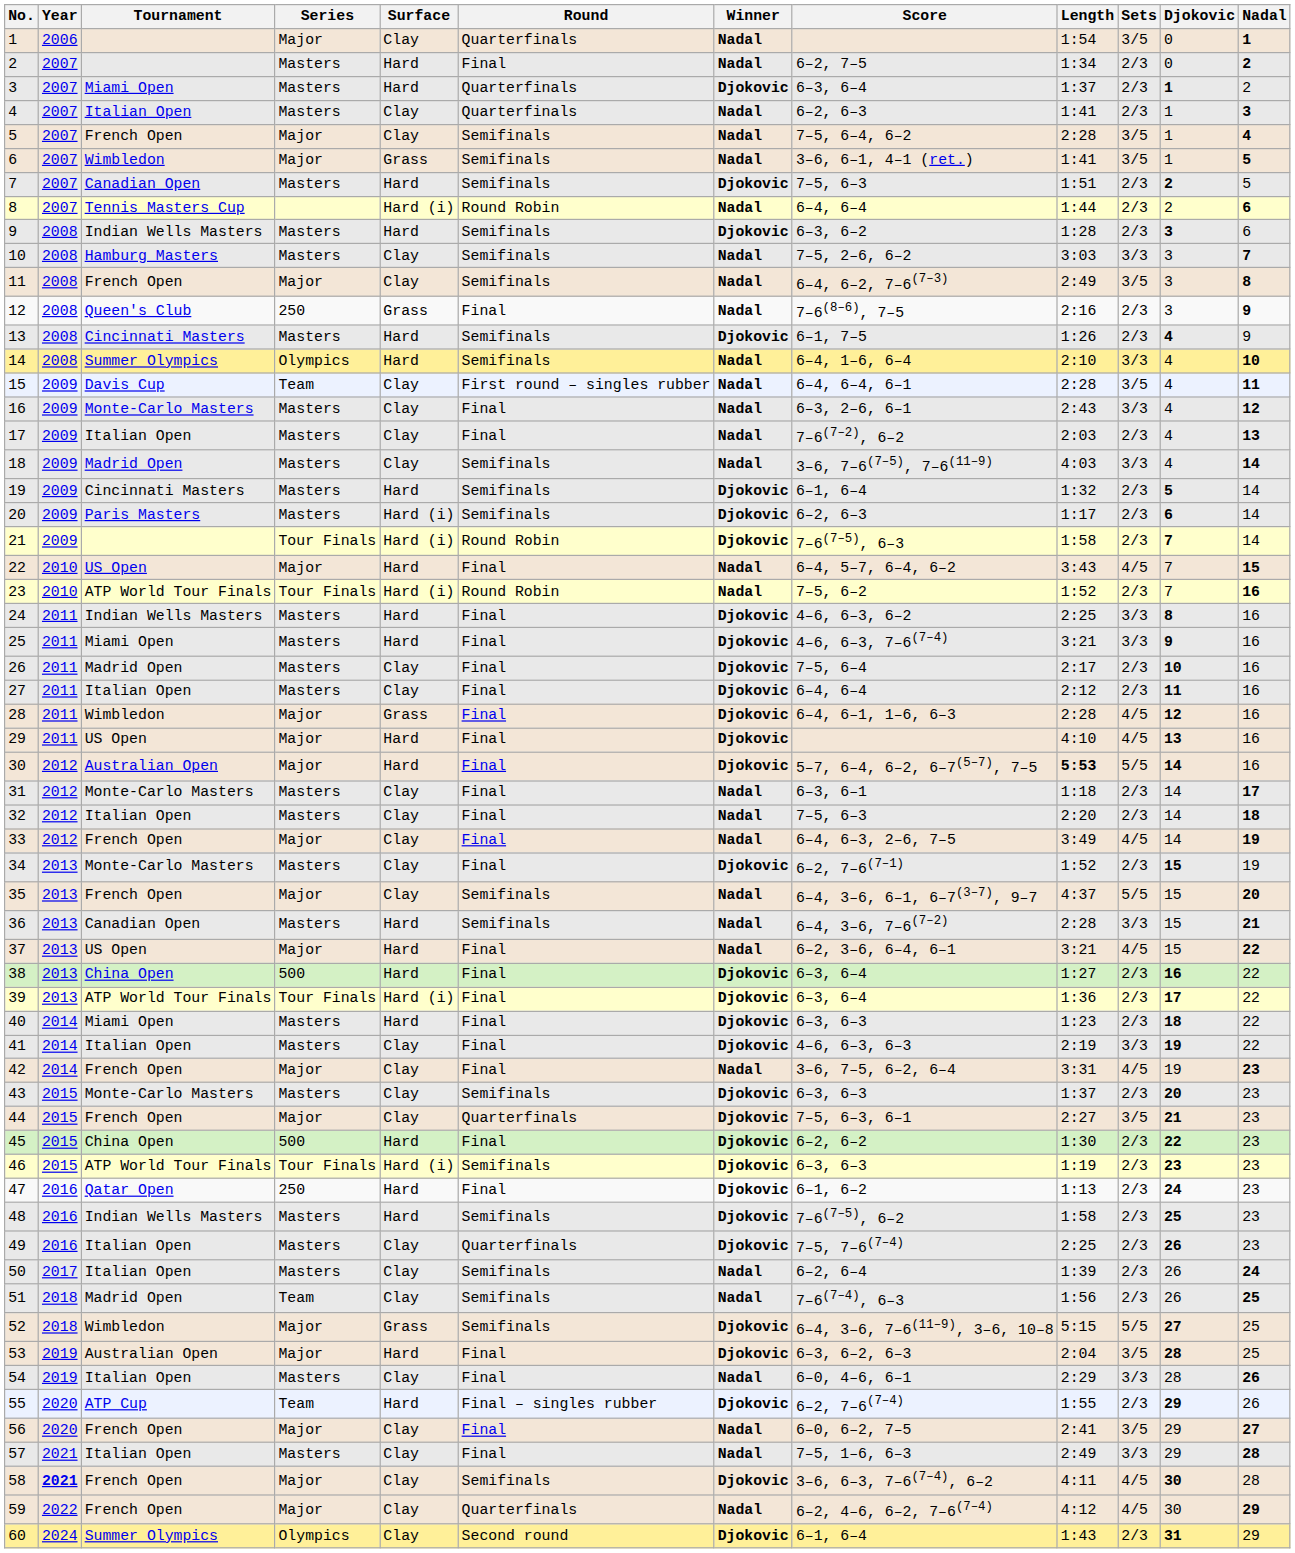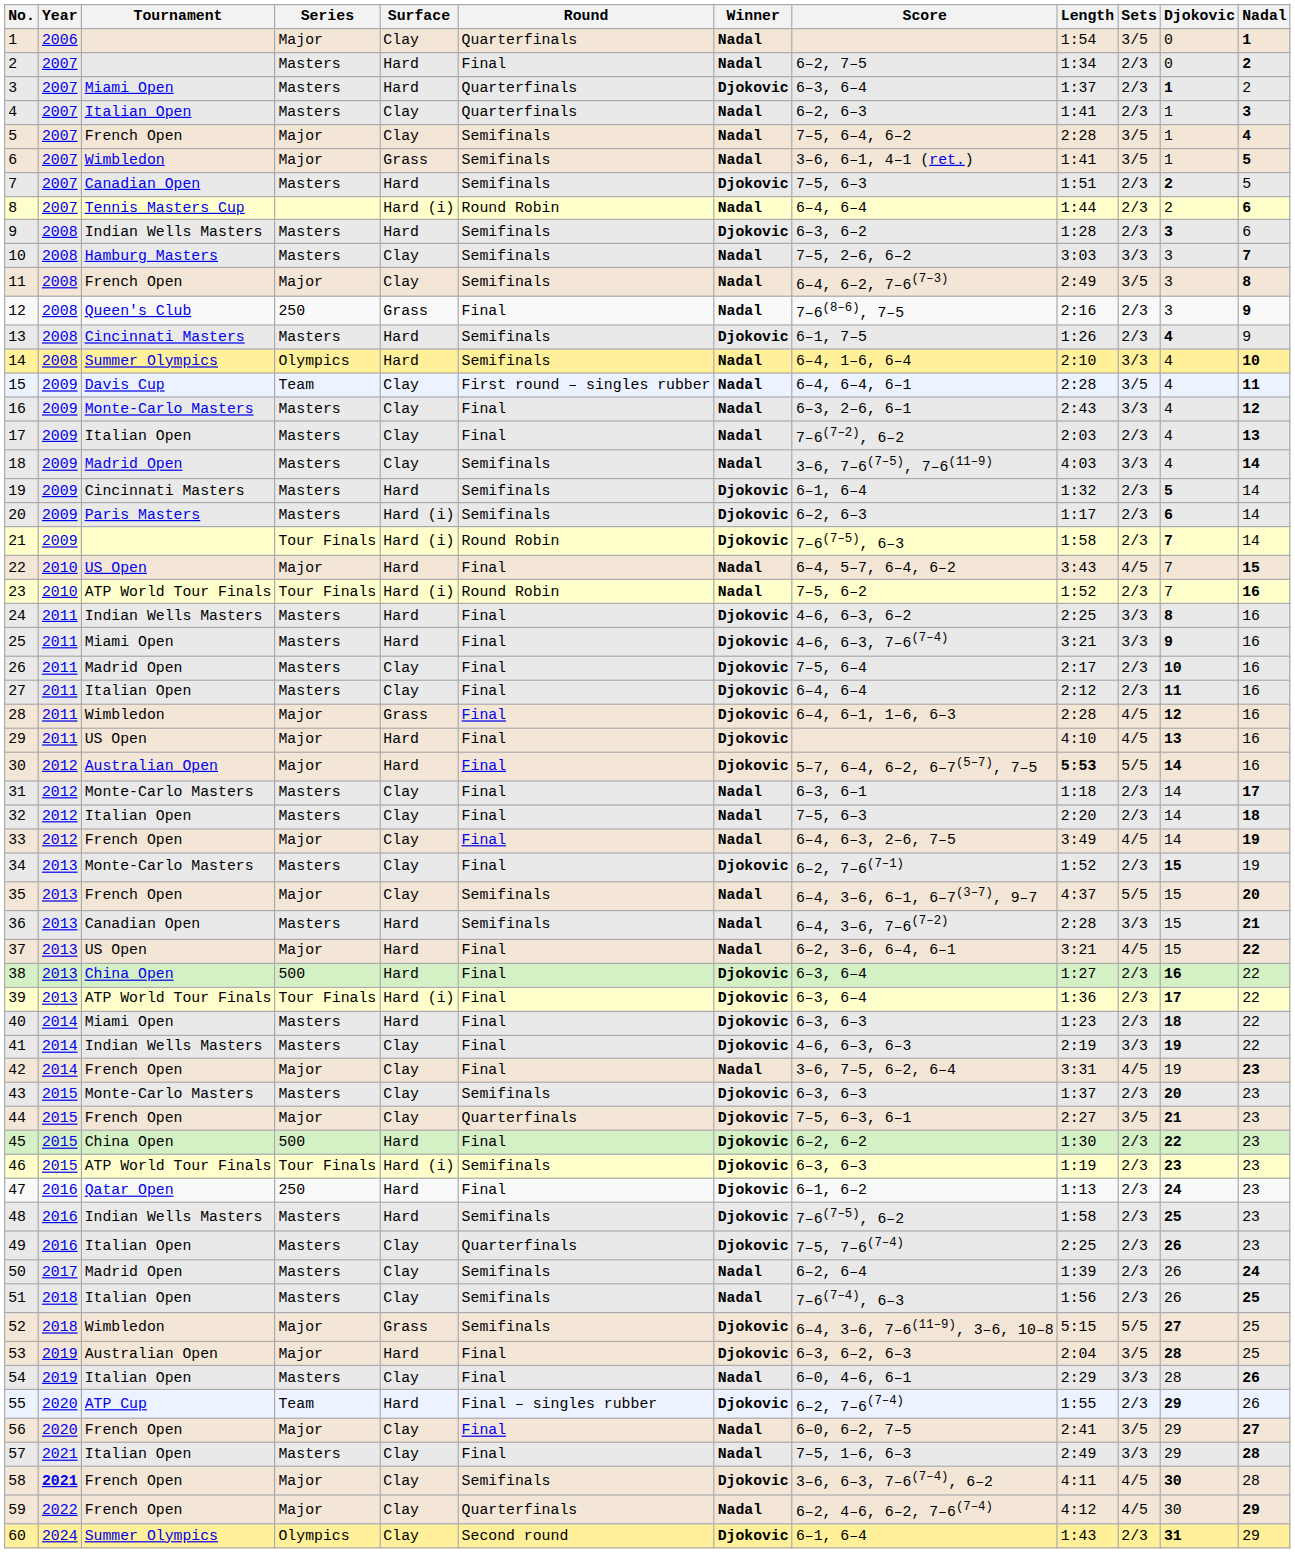(138, 1047) Italian Open -> (174, 1047) Indian Wells Masters
(138, 1272) Italian Open -> (134, 1272) Madrid Open
(134, 1299) Madrid Open -> (138, 1299) Italian Open
(296, 1299) Team -> (310, 1299) Masters
